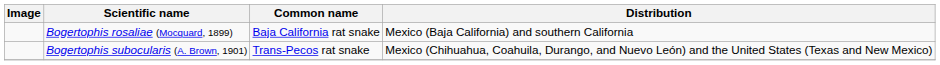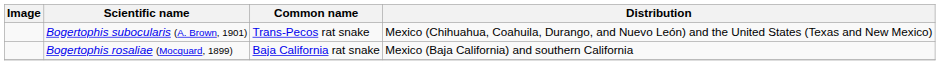rows swapped: (139, 32) <-> (147, 50)
